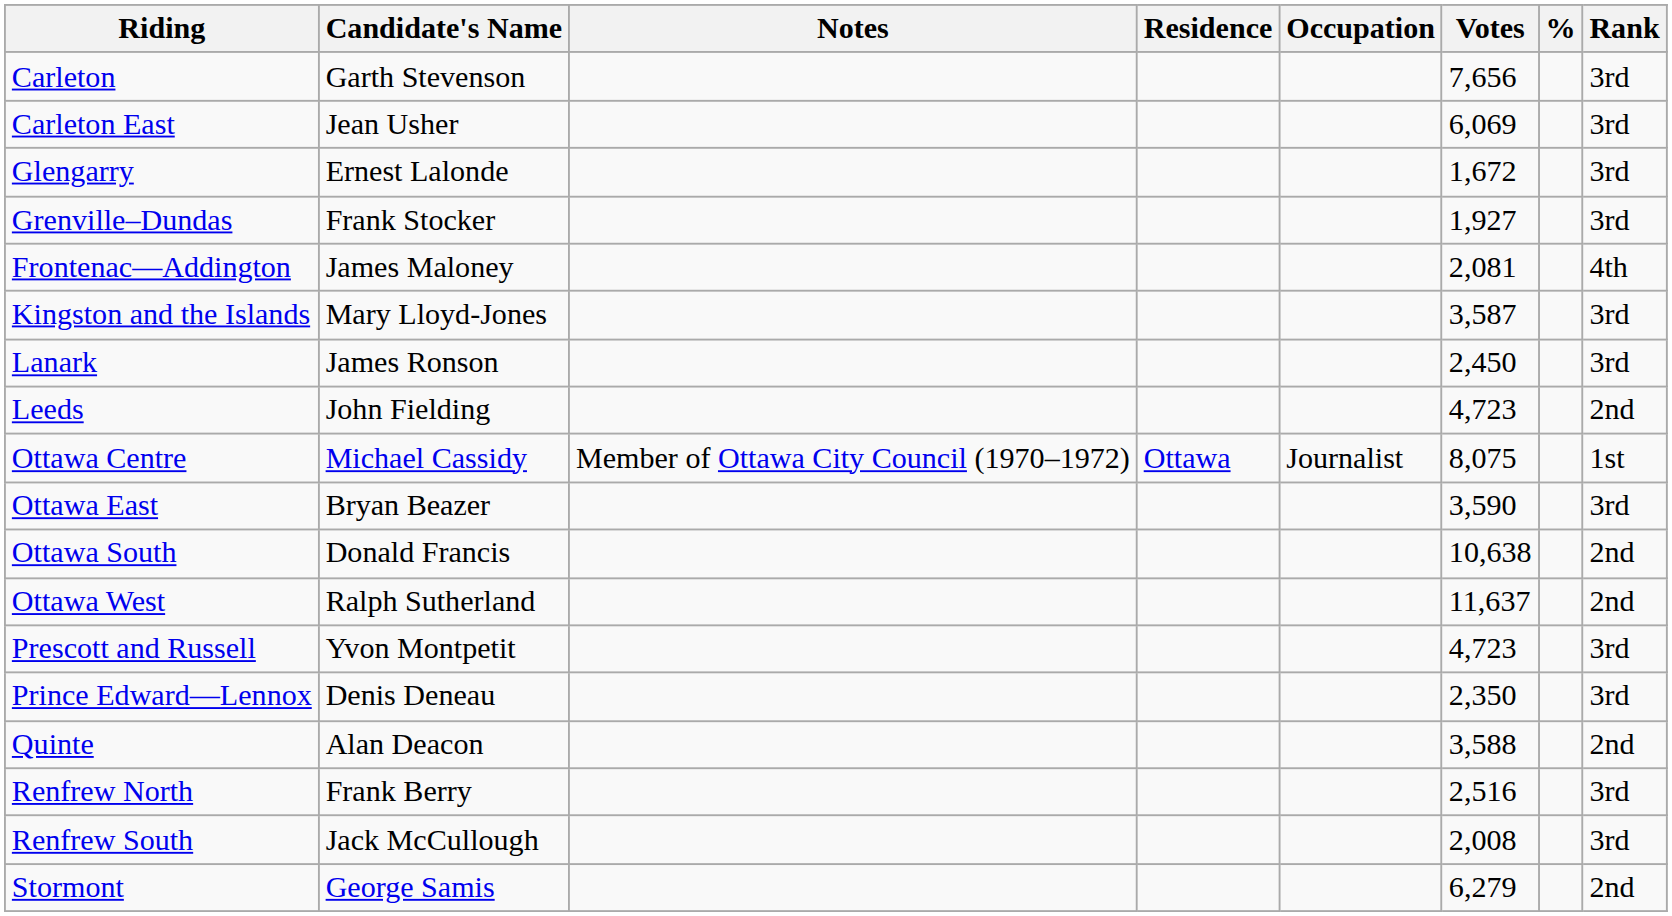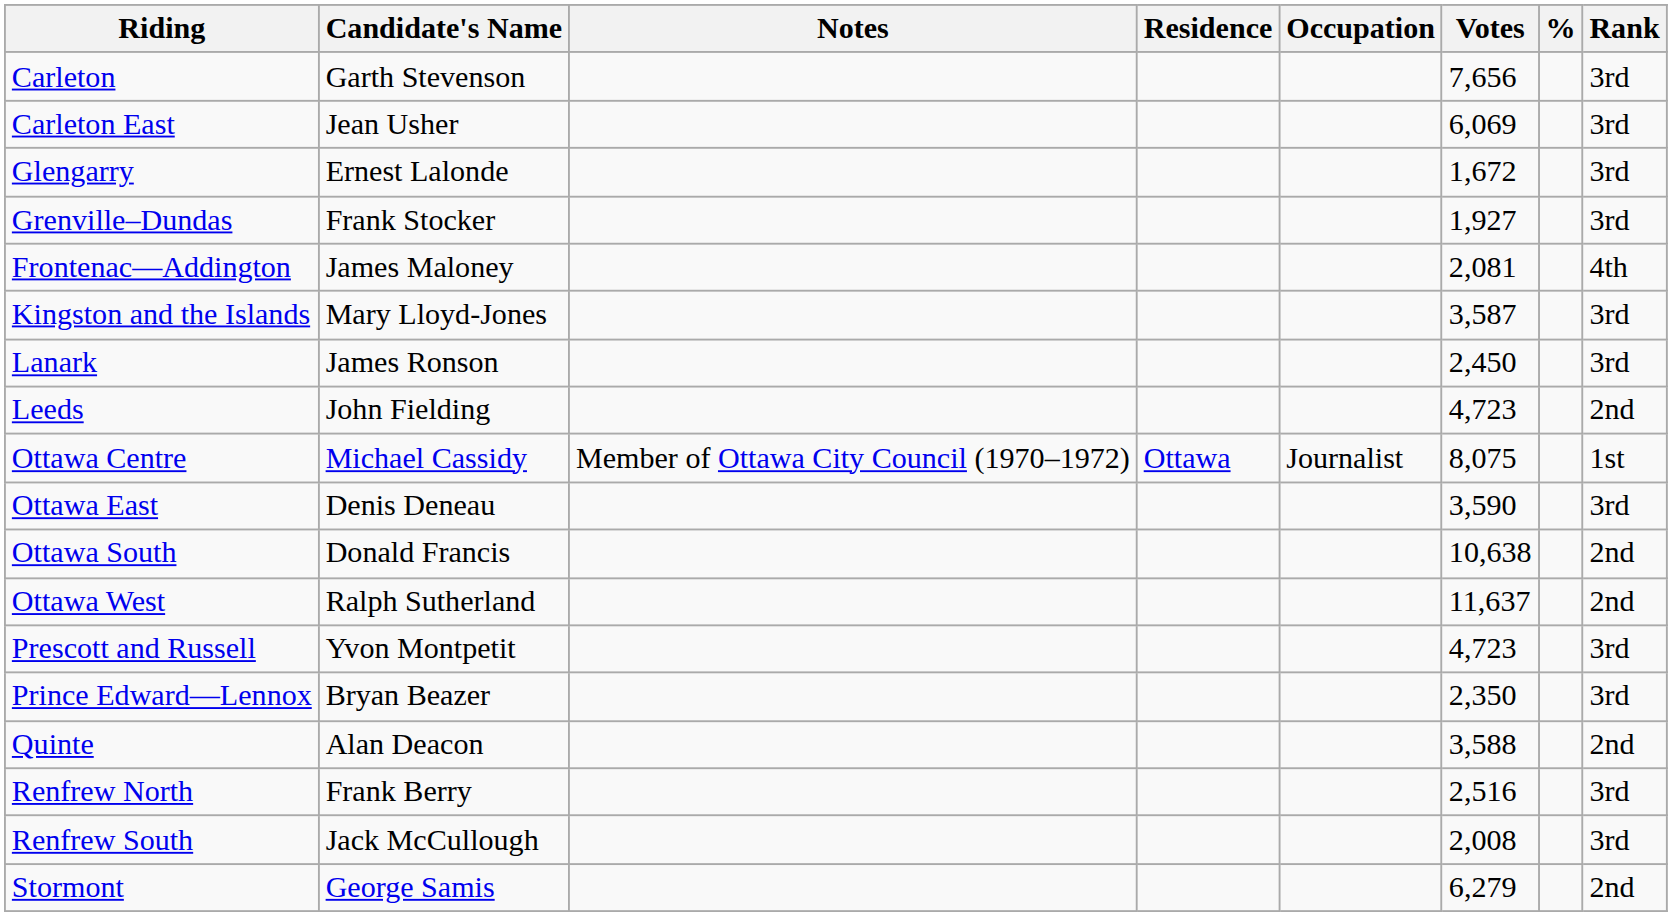(408, 505) Bryan Beazer -> (410, 505) Denis Deneau
(410, 696) Denis Deneau -> (408, 696) Bryan Beazer
